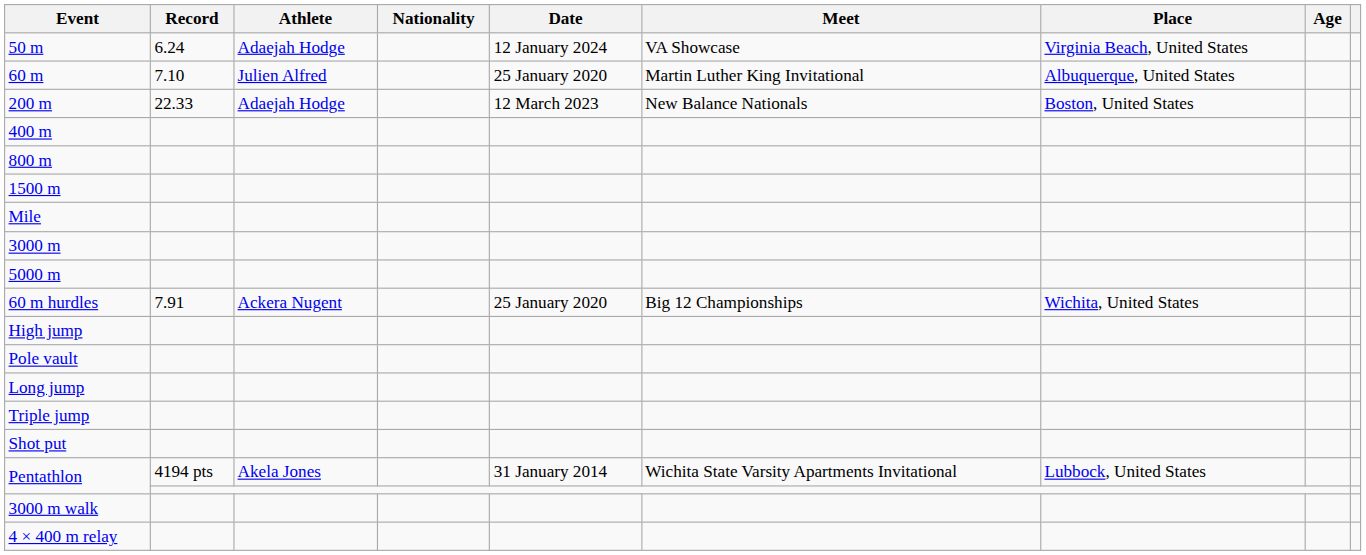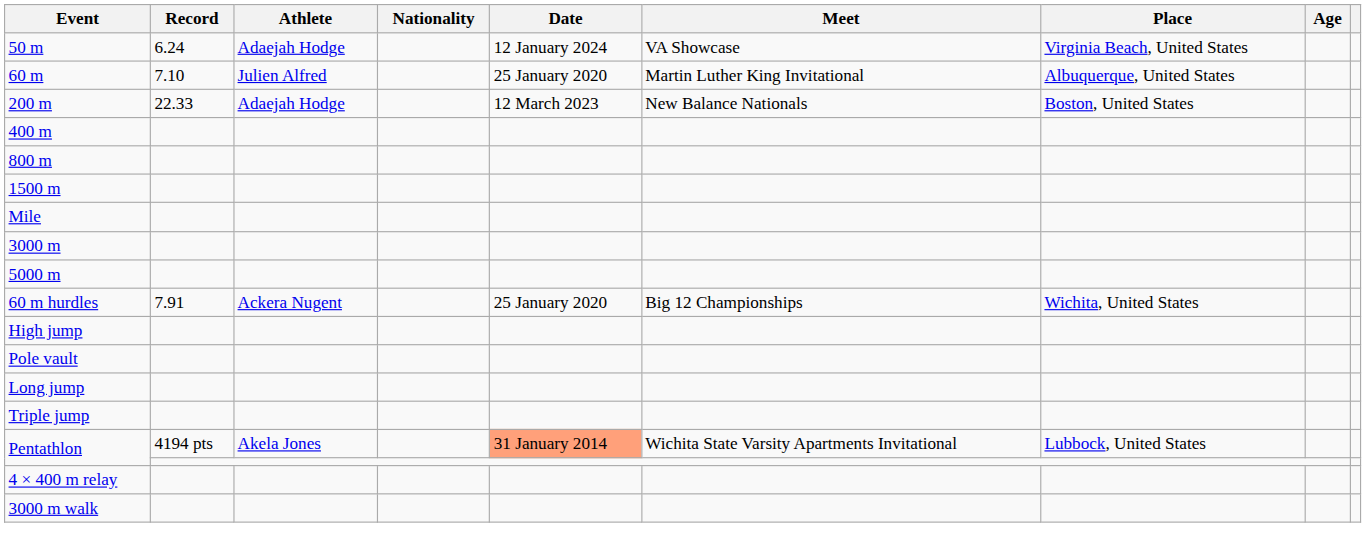- row: (37, 443)
(550, 471) no background -> (550, 443) lightsalmon background
rows swapped: (53, 508) <-> (63, 536)
